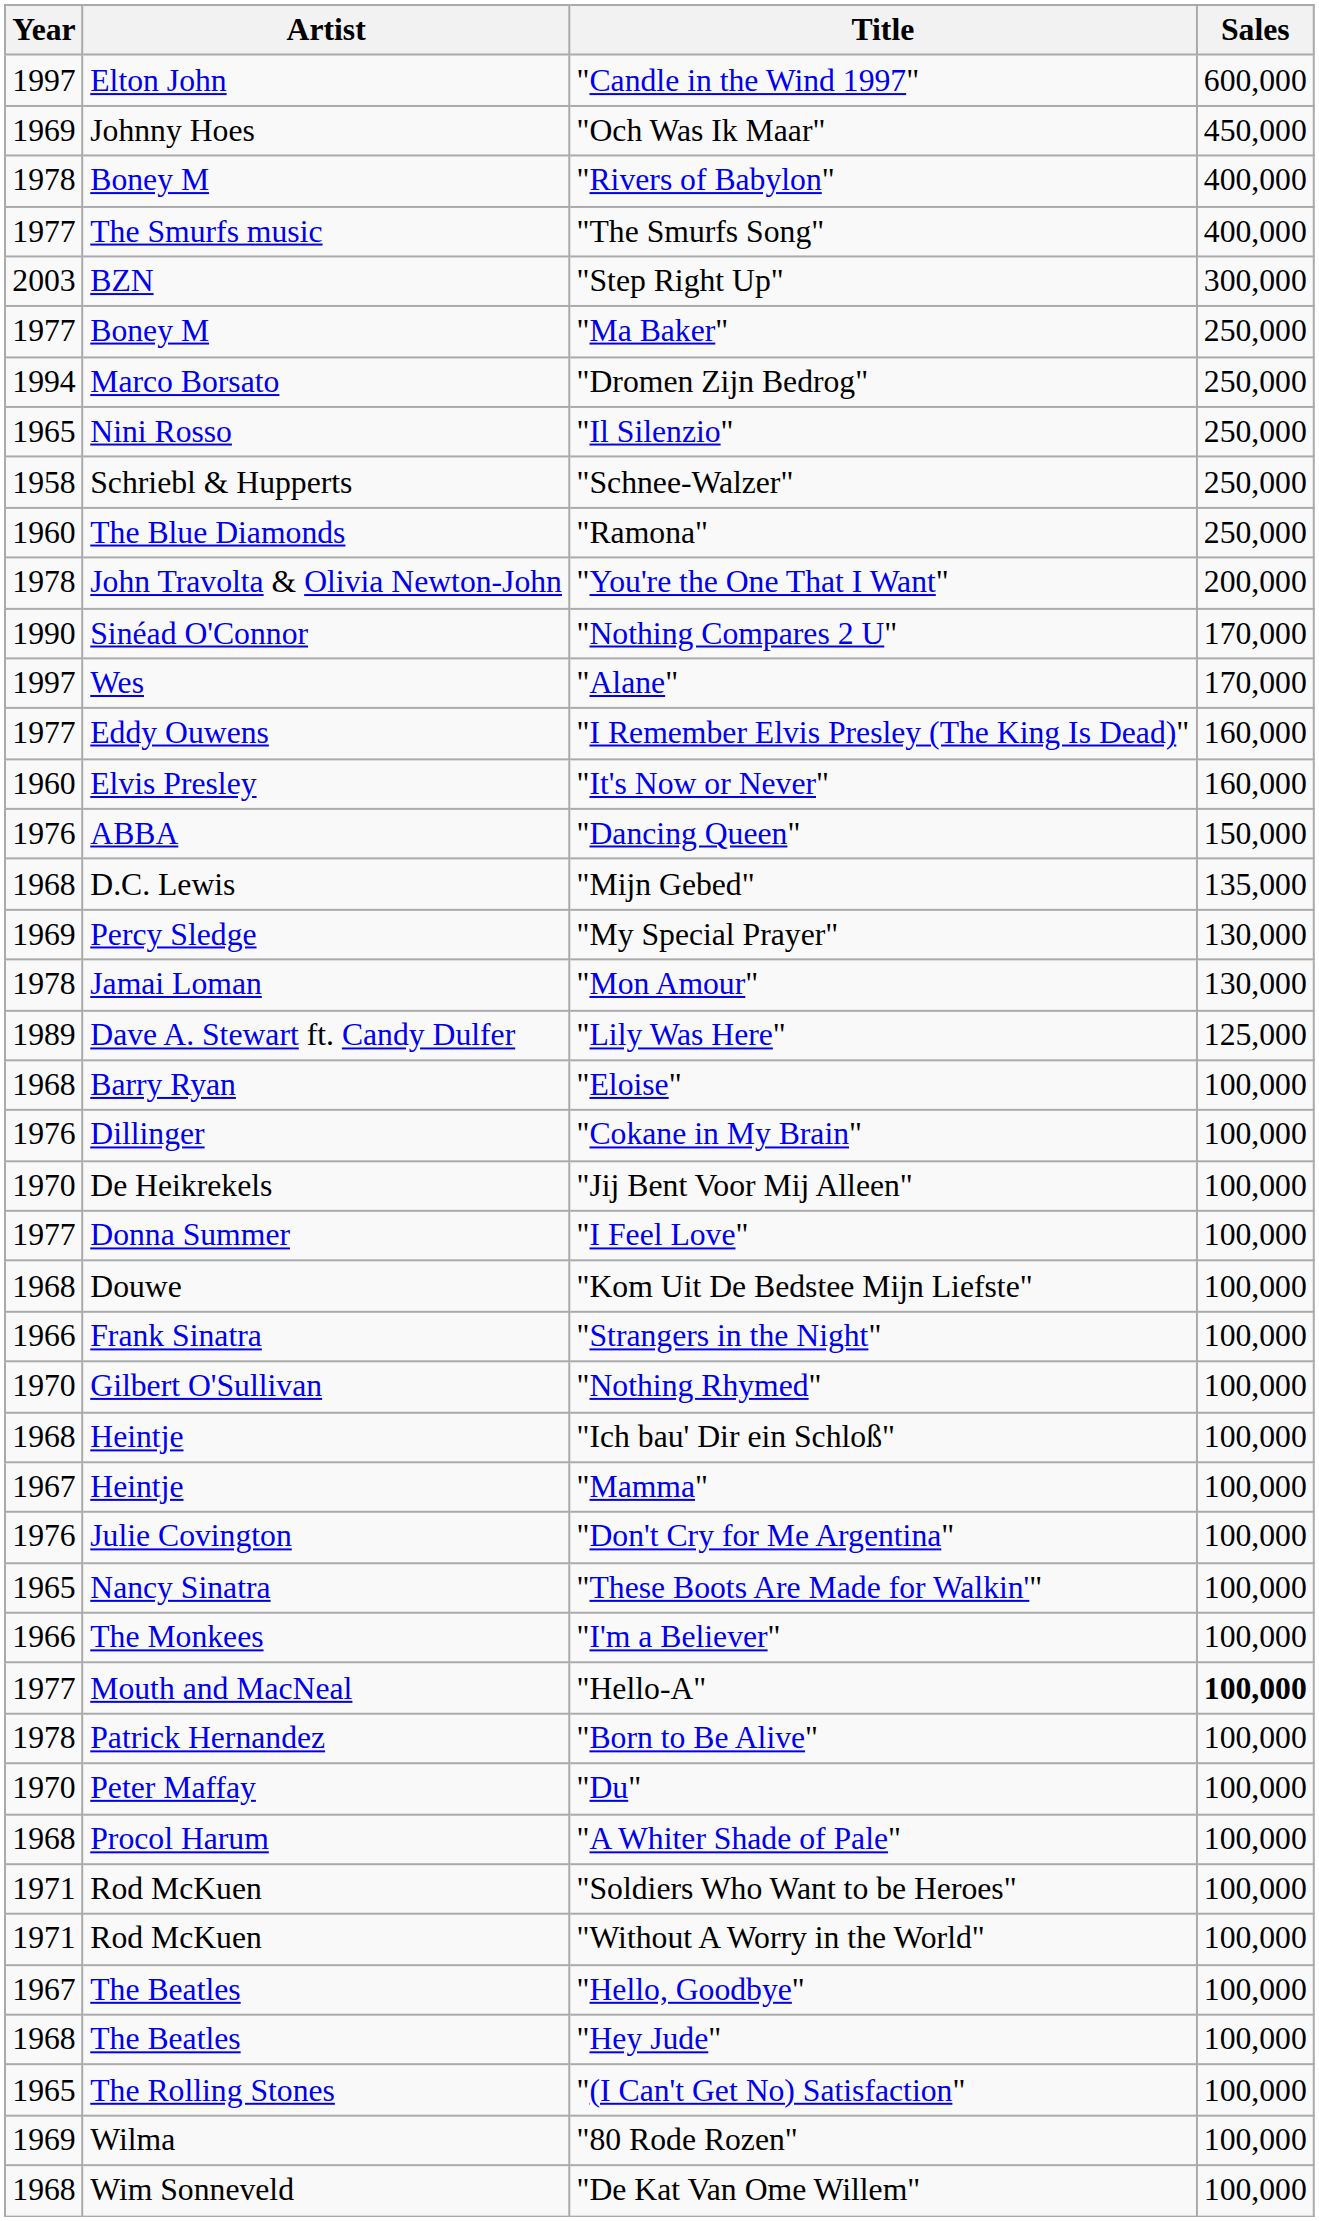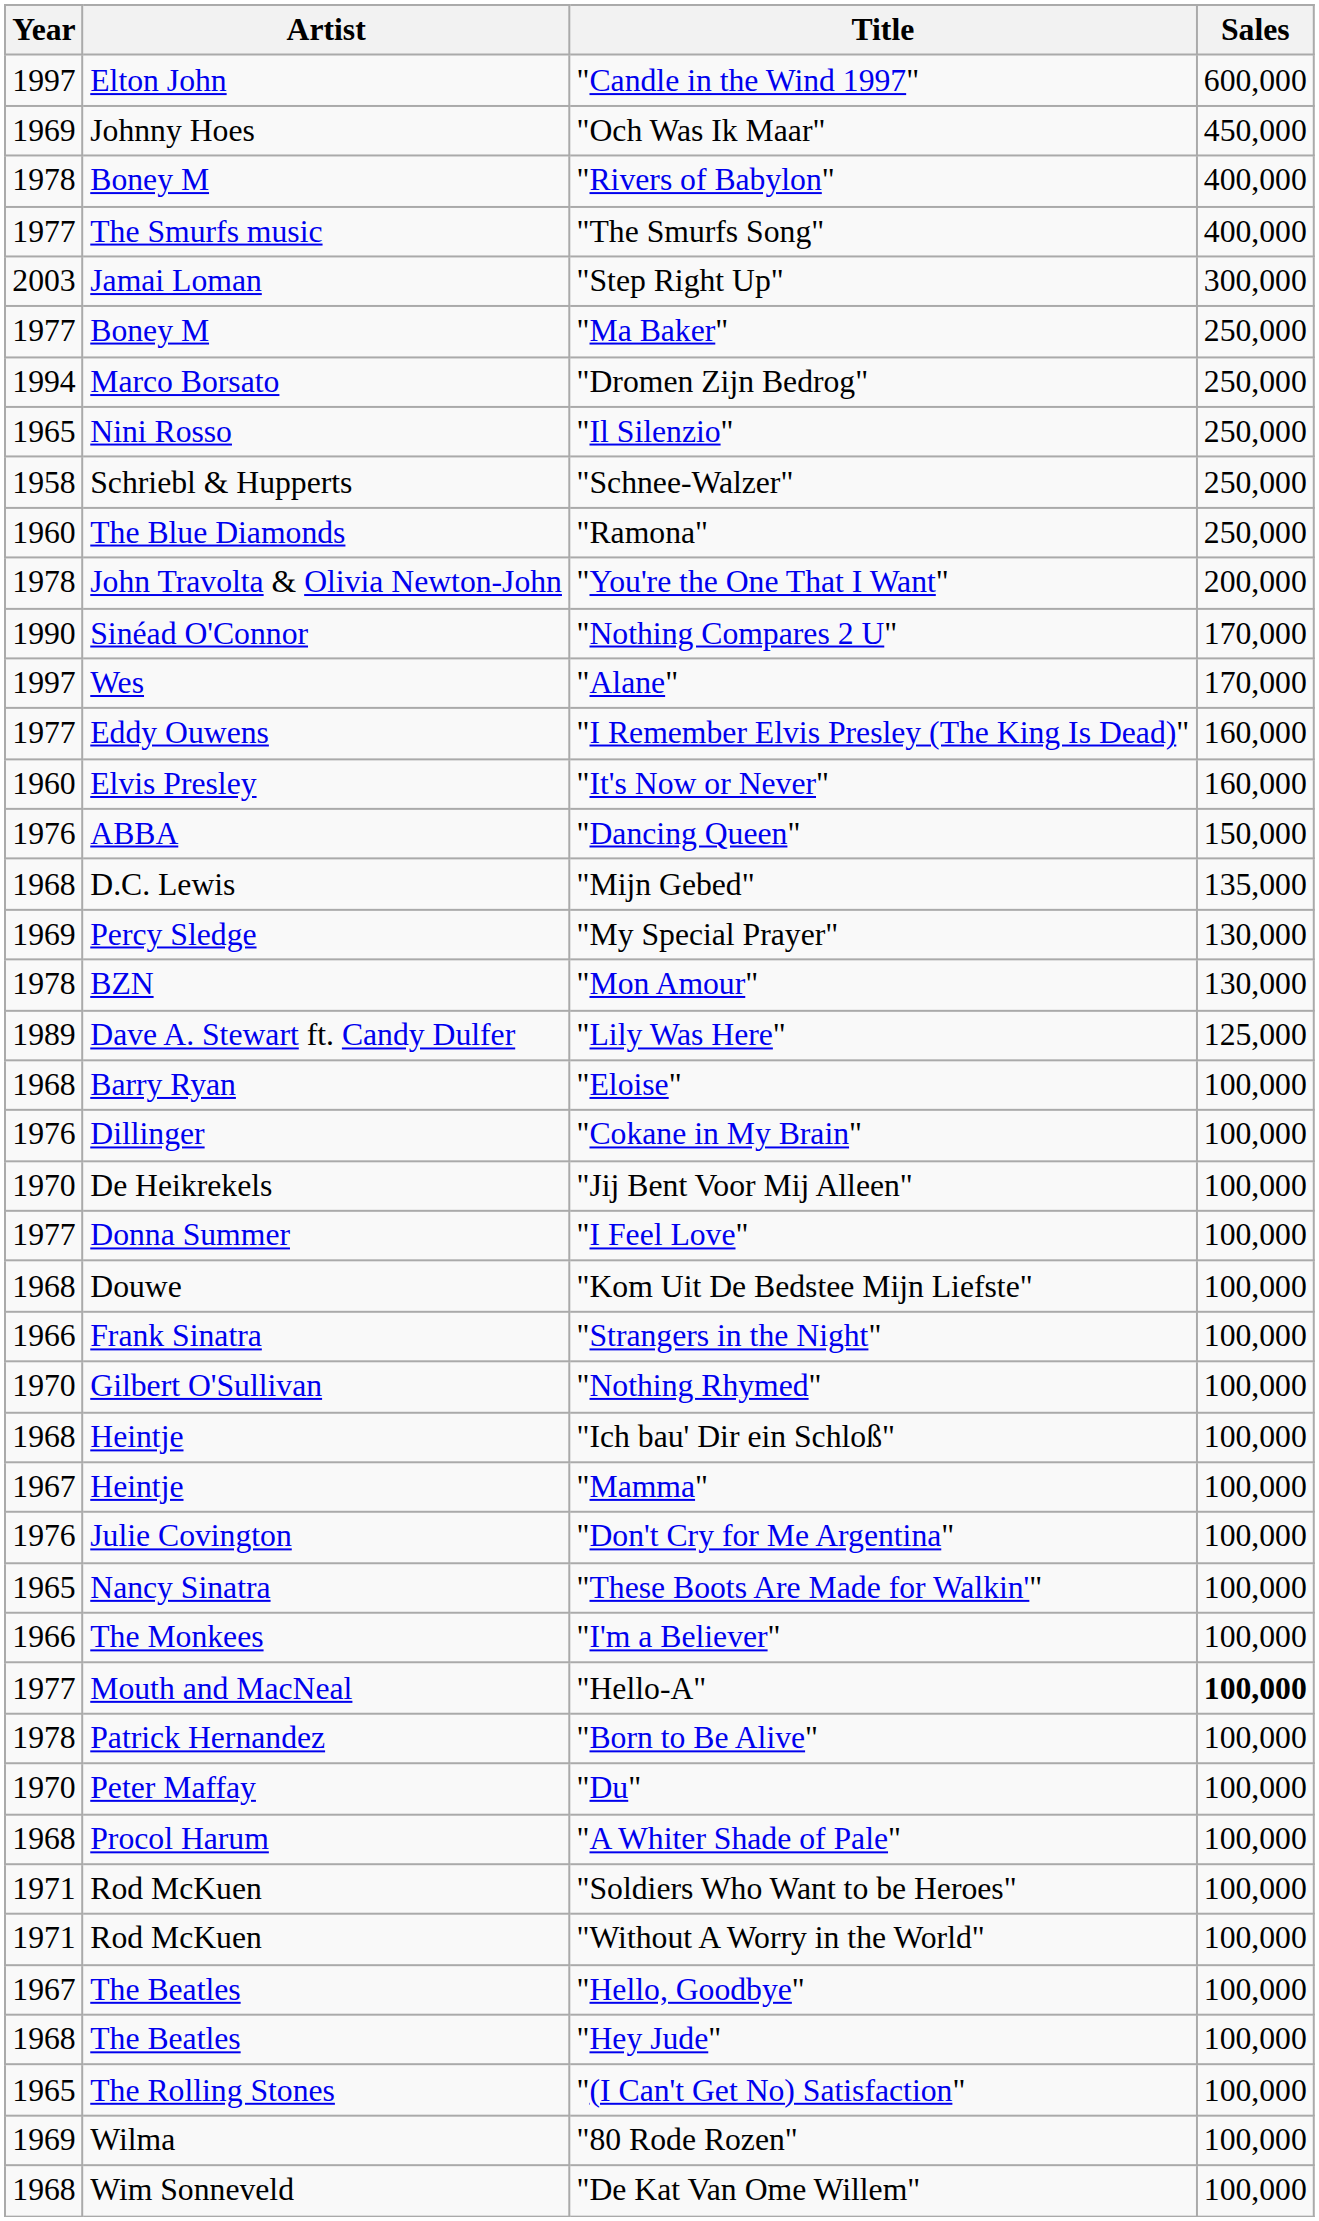(122, 280) BZN -> (176, 280) Jamai Loman
(176, 984) Jamai Loman -> (122, 984) BZN
